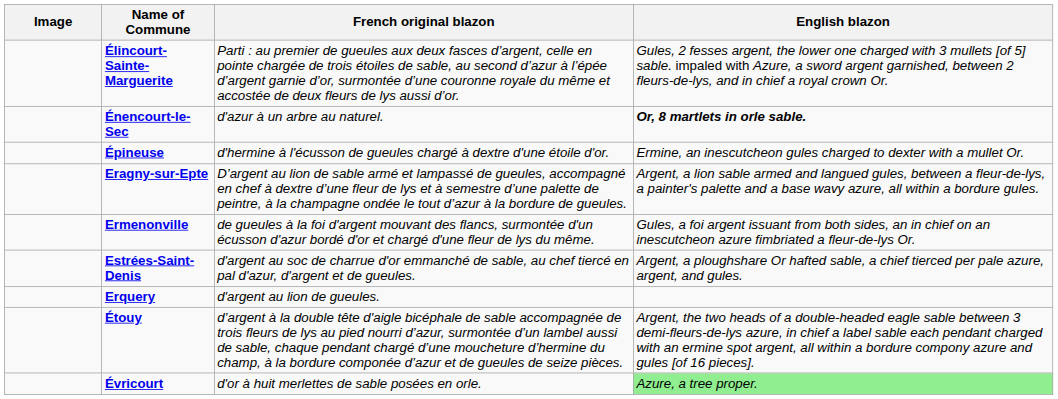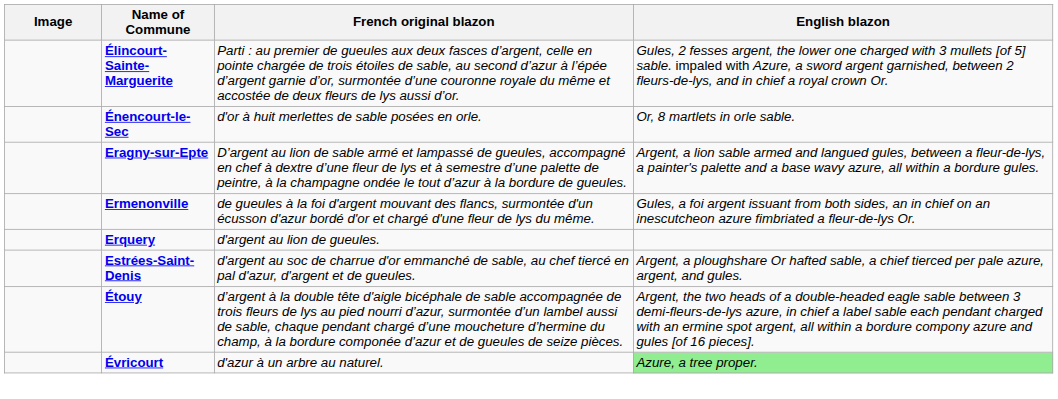(300, 116) d'azur à un arbre au naturel. -> (349, 116) d'or à huit merlettes de sable posées en orle.
(721, 116) bold -> (716, 116) normal
- row: (134, 152)
rows swapped: (130, 296) <-> (150, 268)
(349, 383) d'or à huit merlettes de sable posées en orle. -> (300, 362) d'azur à un arbre au naturel.
